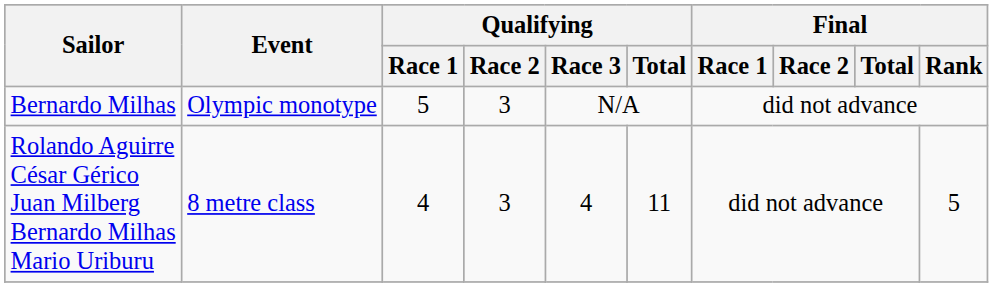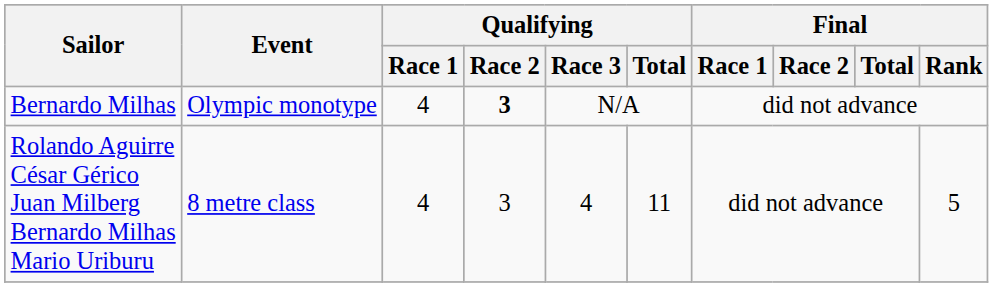(423, 105) 5 -> (423, 105) 4
(505, 105) normal -> (505, 105) bold
